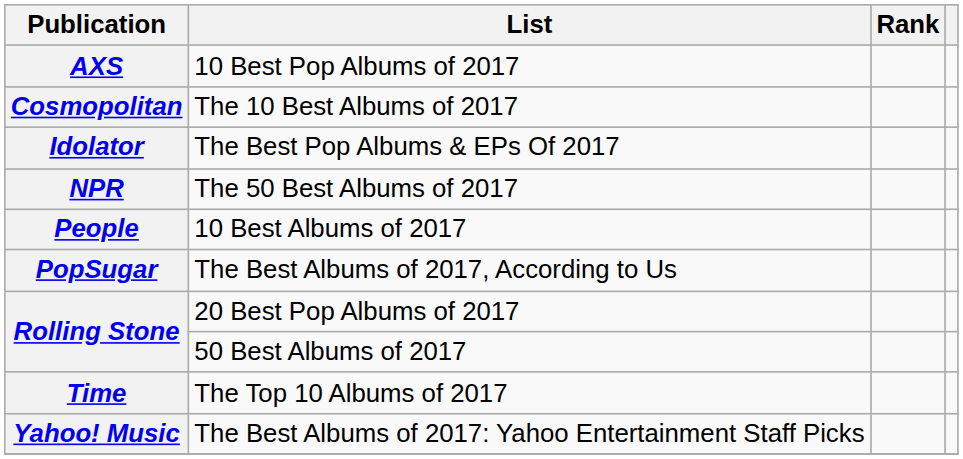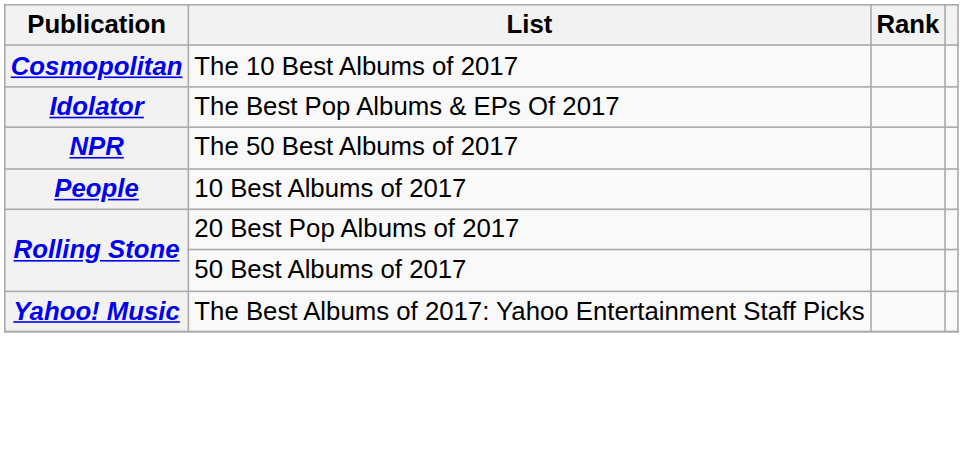- row: (97, 65)
- row: (97, 270)
- row: (97, 392)
